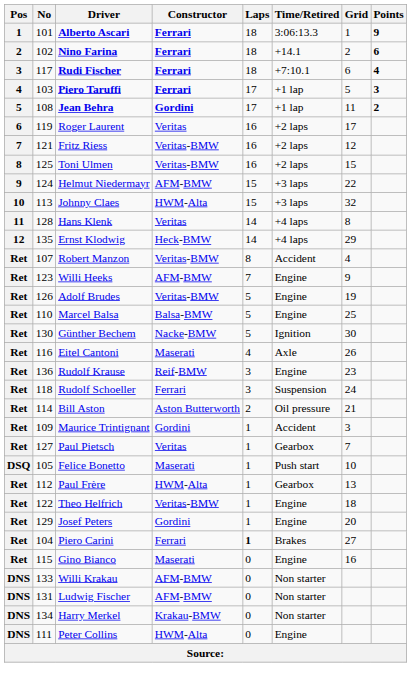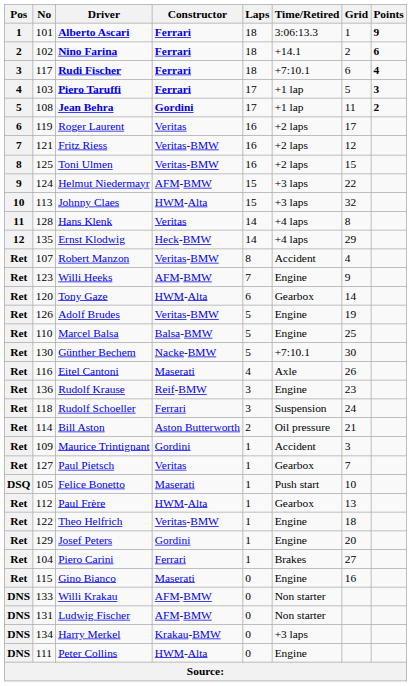+ row: (83, 296)
(293, 333) Ignition -> (292, 352) +7:10.1
(248, 540) bold -> (248, 559) normal
(300, 615) Non starter -> (291, 634) +3 laps
